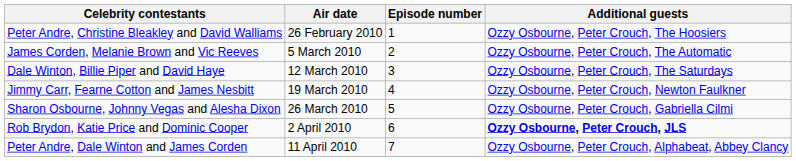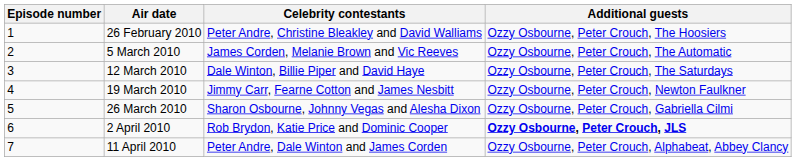columns swapped: (435, 14) <-> (145, 14)
